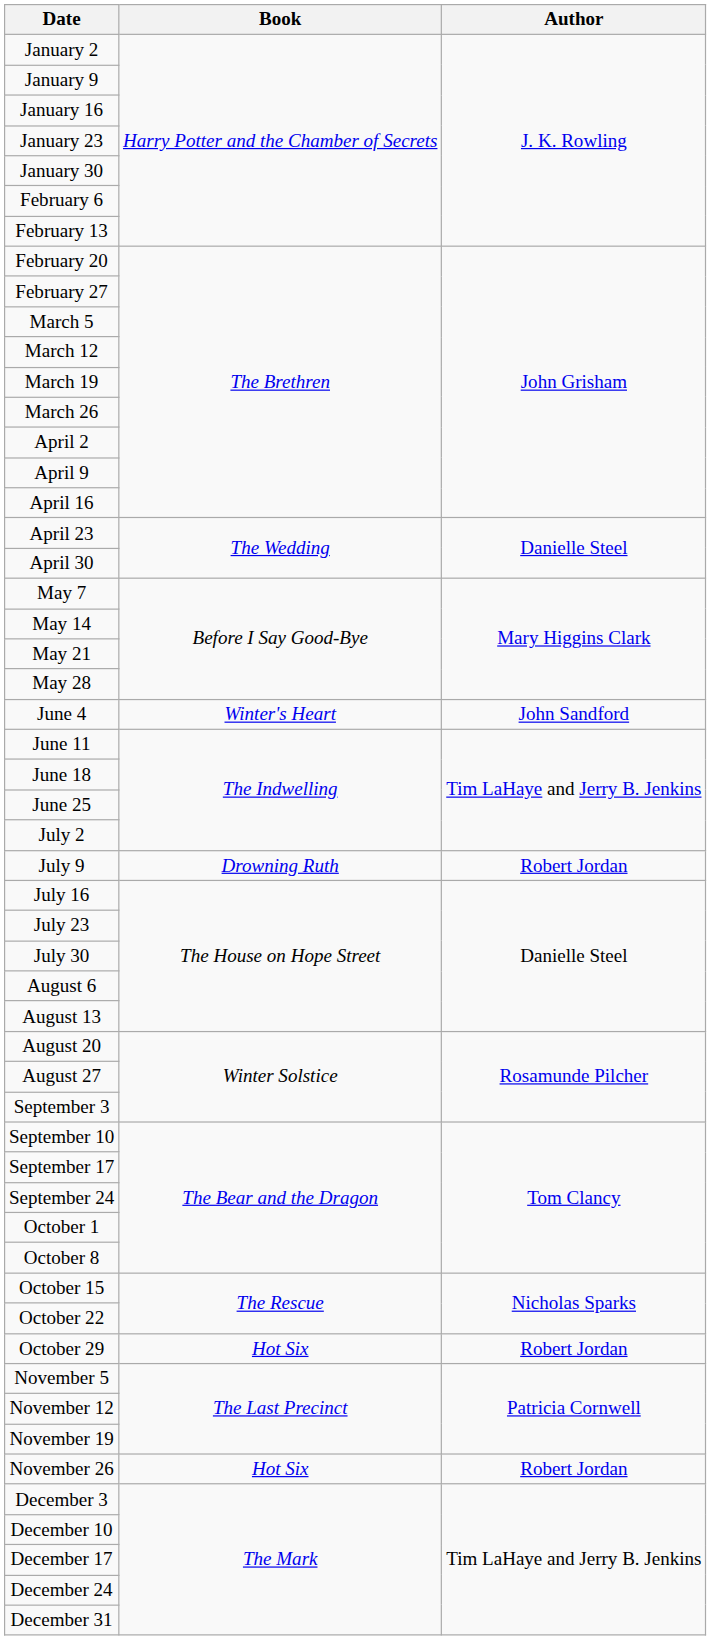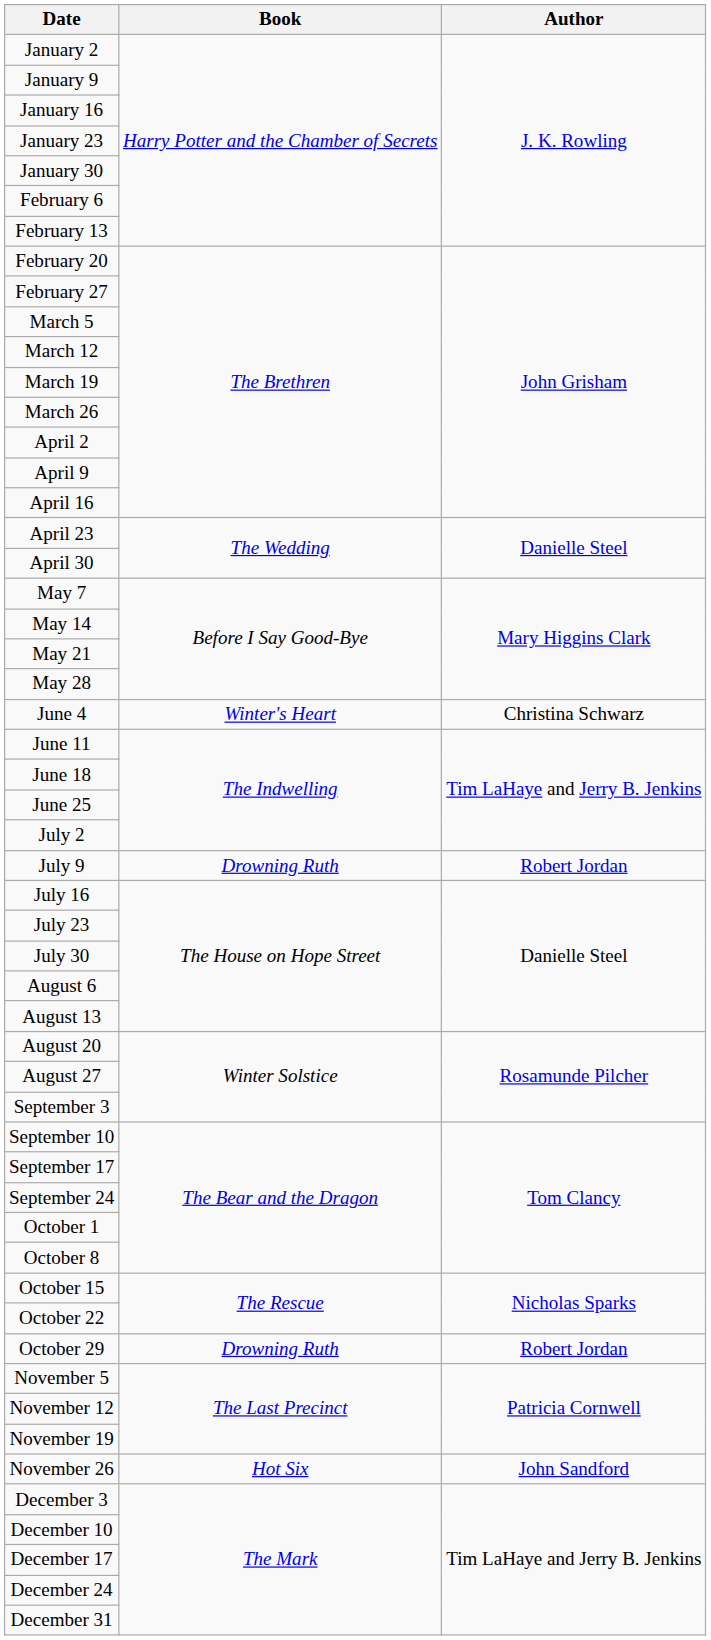(574, 714) John Sandford -> (574, 714) Christina Schwarz
(280, 1348) Hot Six -> (280, 1348) Drowning Ruth
(574, 1469) Robert Jordan -> (574, 1469) John Sandford
